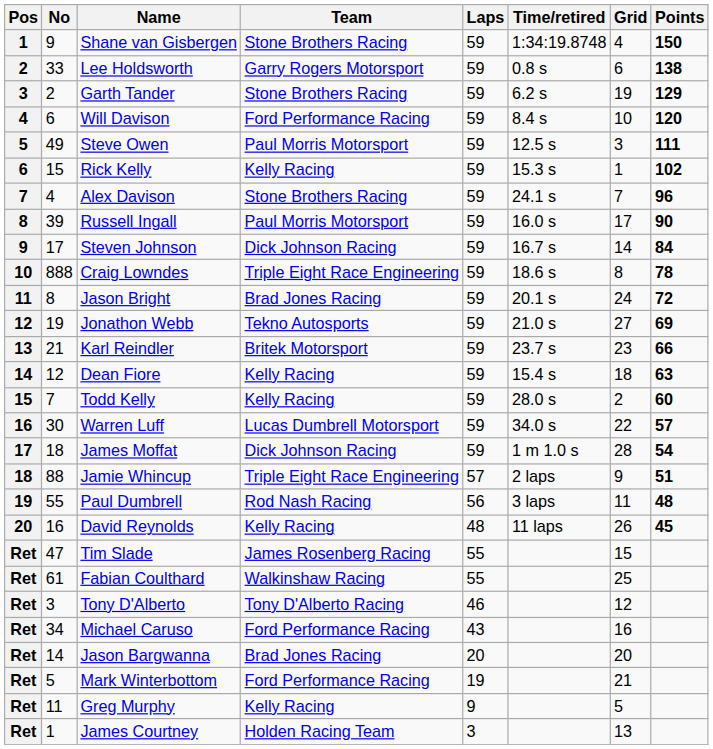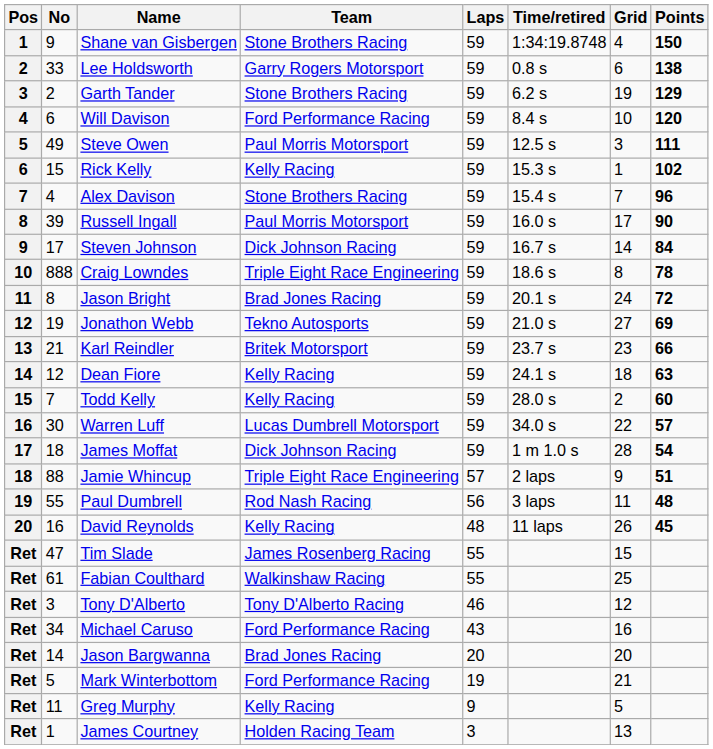(534, 196) 24.1 s -> (534, 196) 15.4 s
(534, 374) 15.4 s -> (534, 374) 24.1 s
